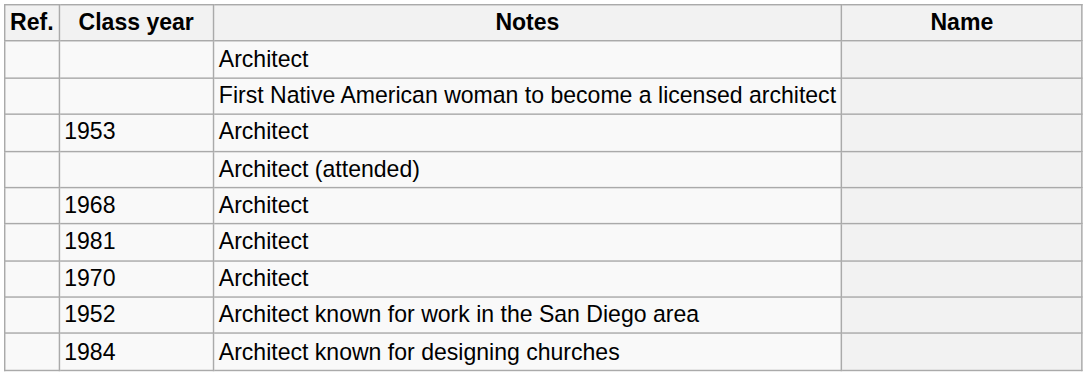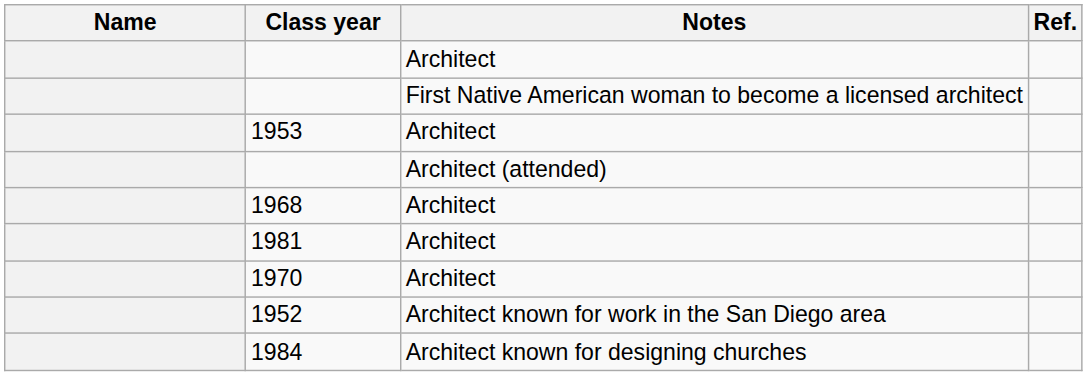columns swapped: (962, 22) <-> (32, 22)
